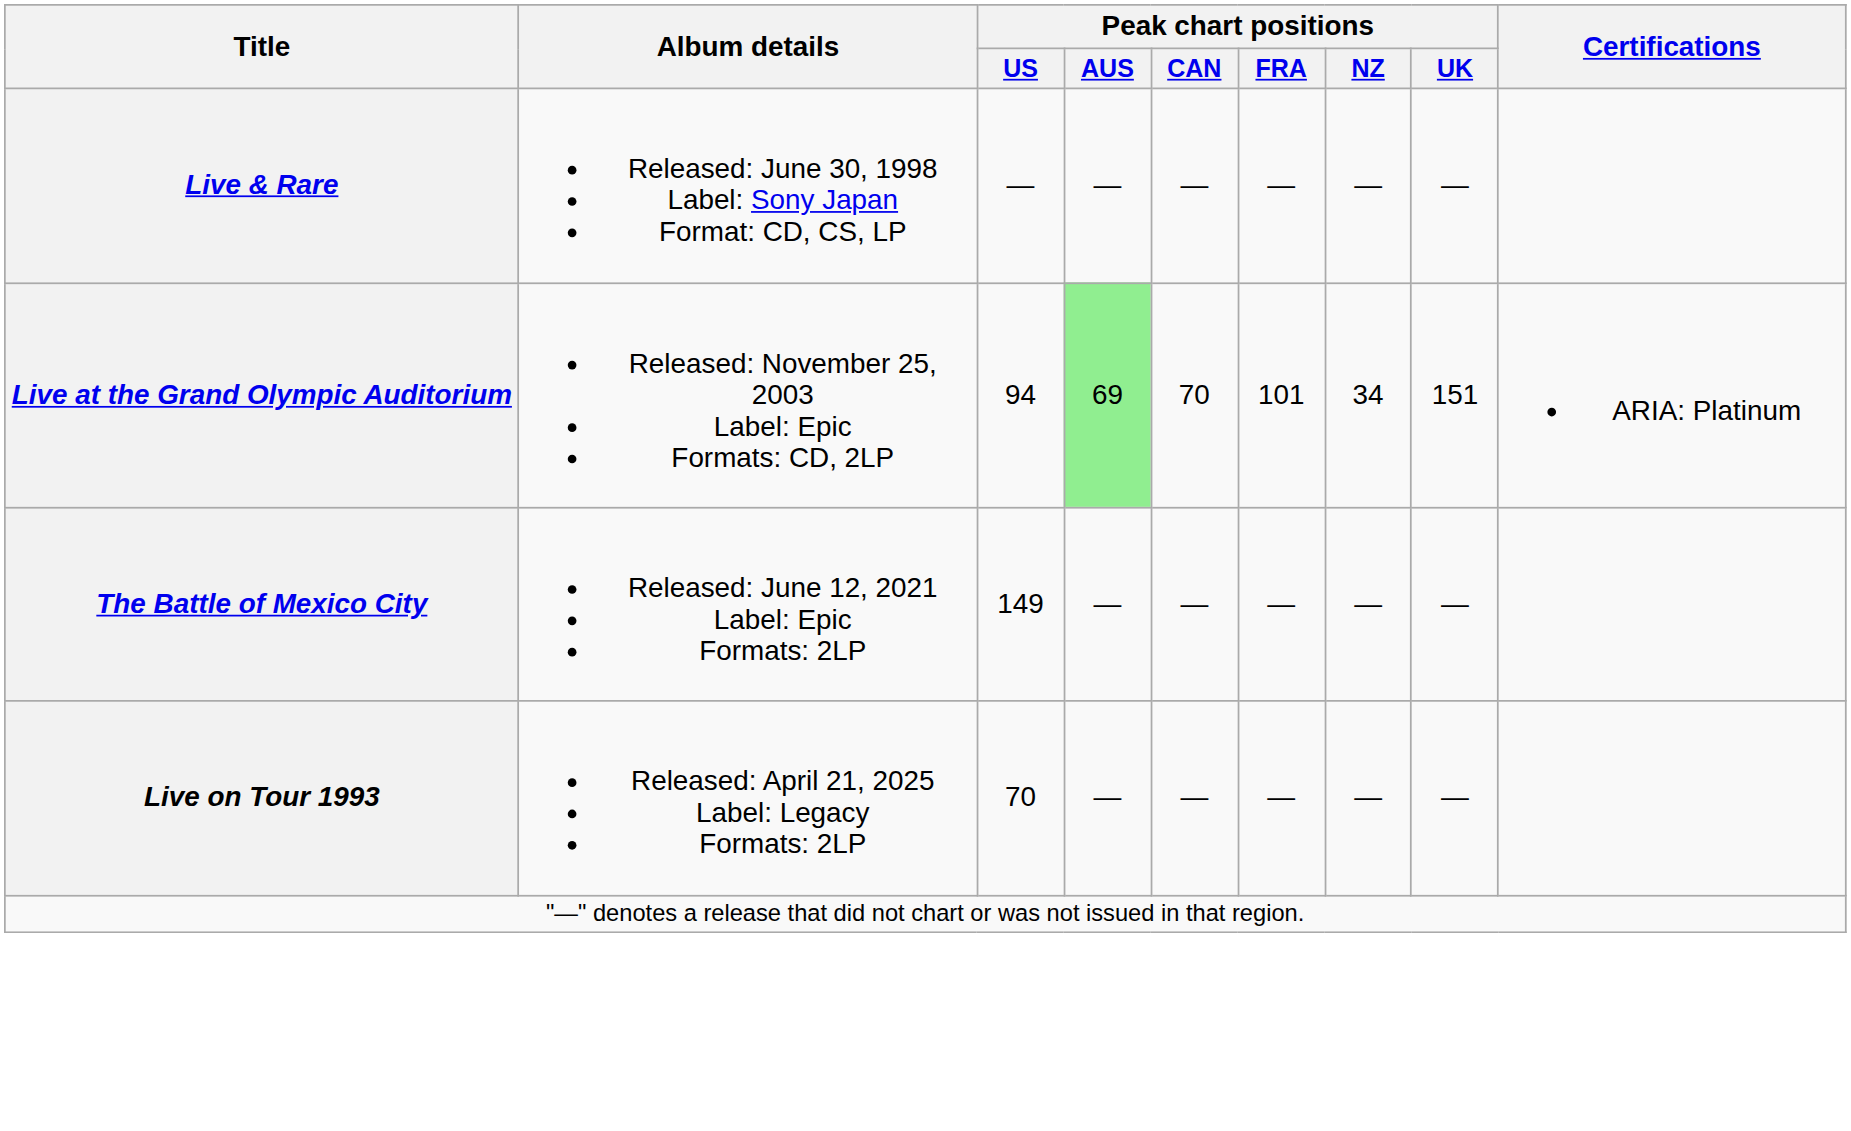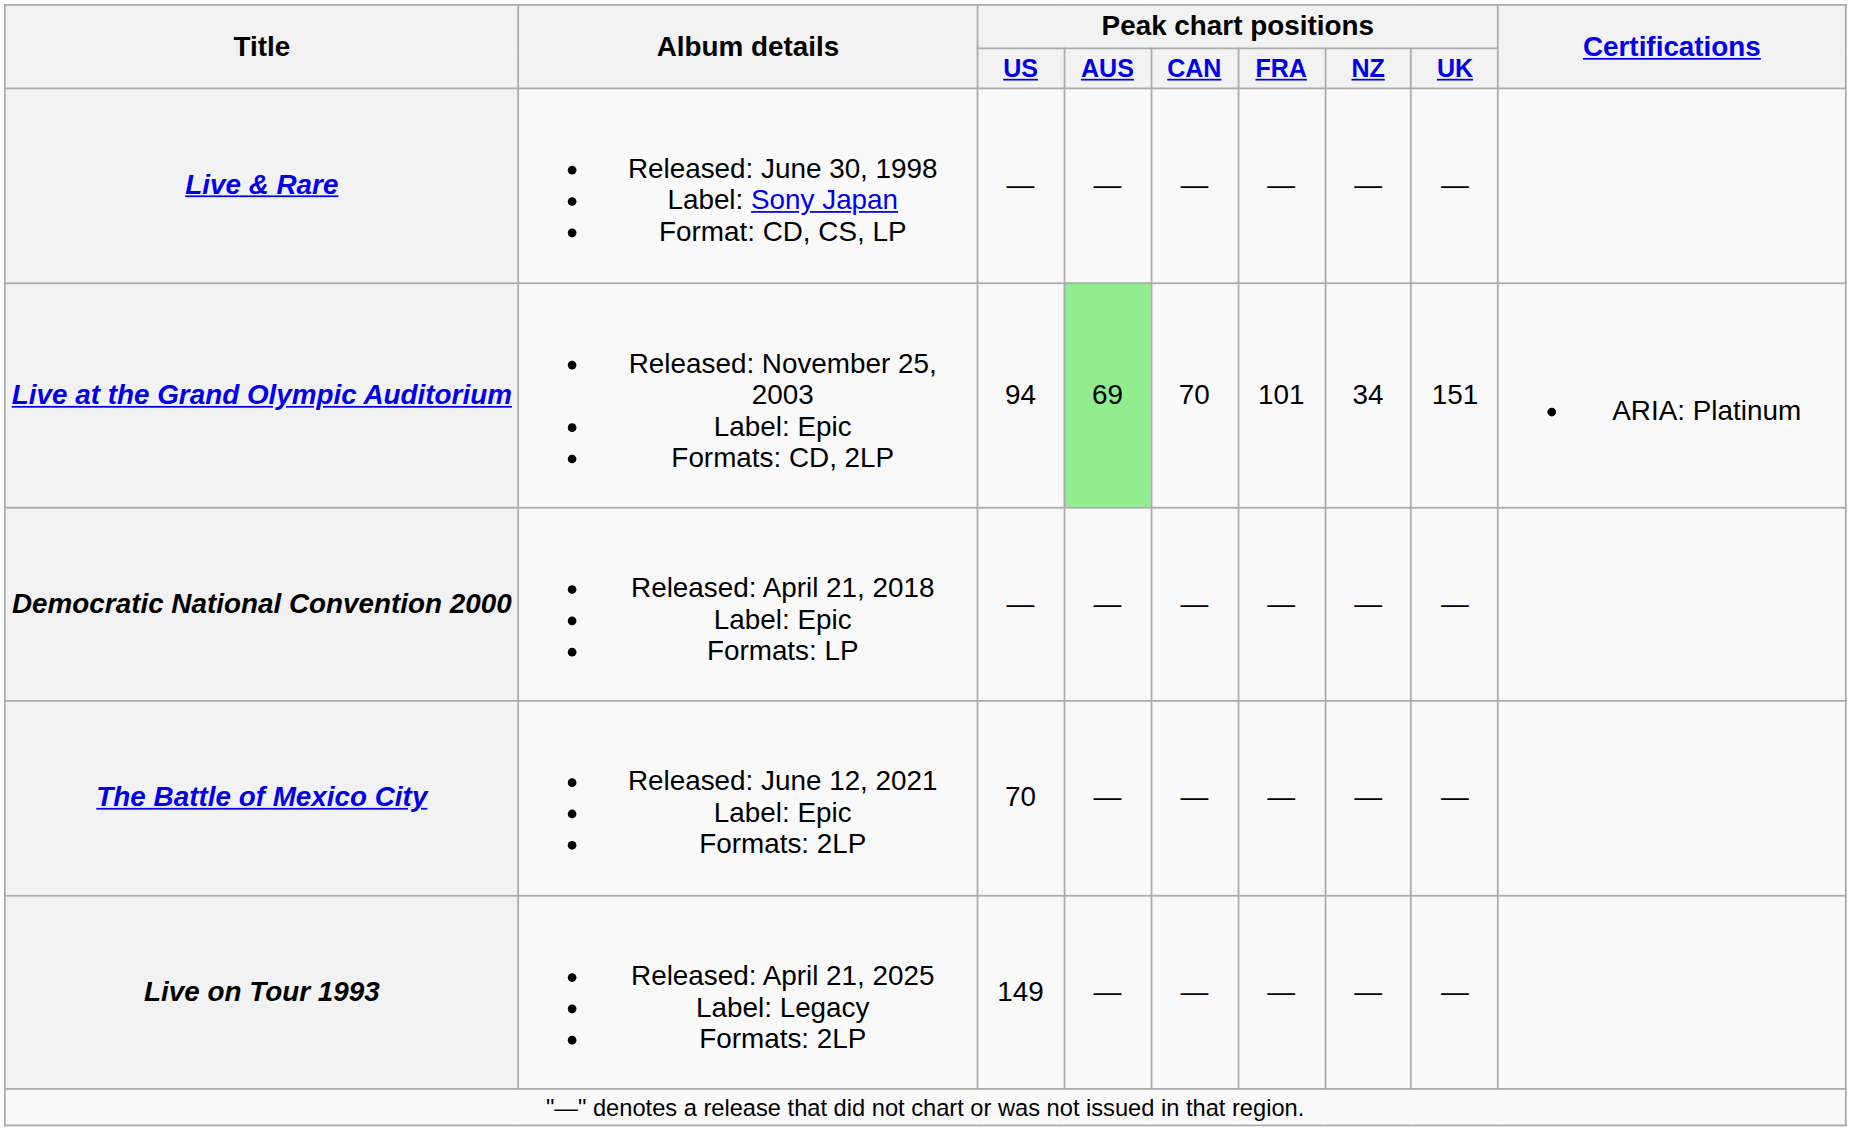+ row: (262, 604)
(1021, 604) 149 -> (1021, 797) 70
(1021, 797) 70 -> (1021, 991) 149
